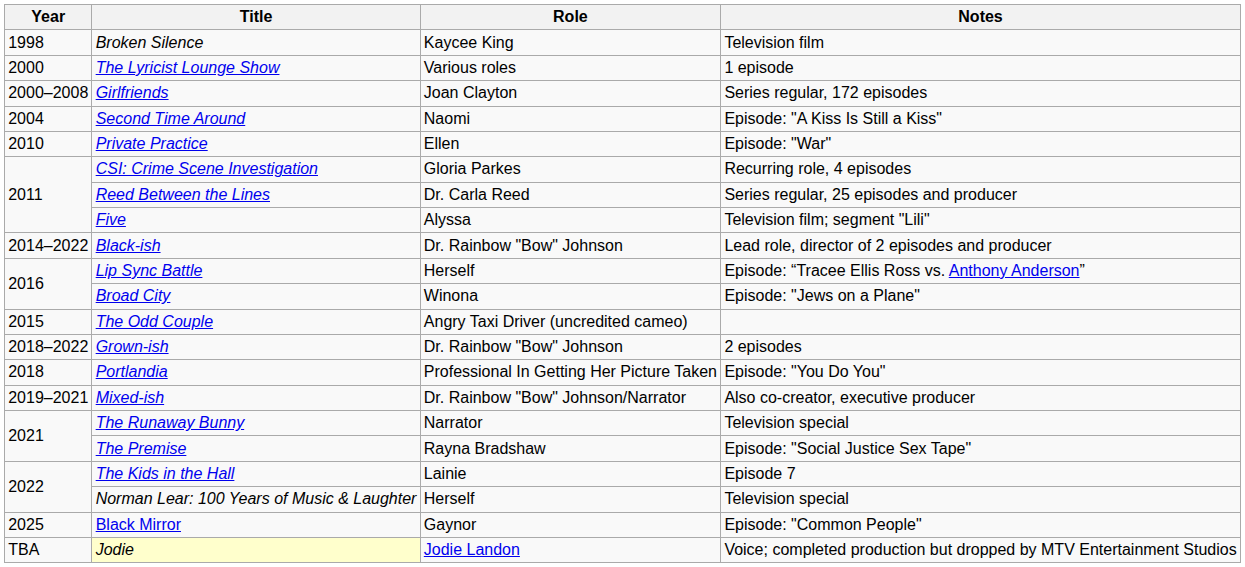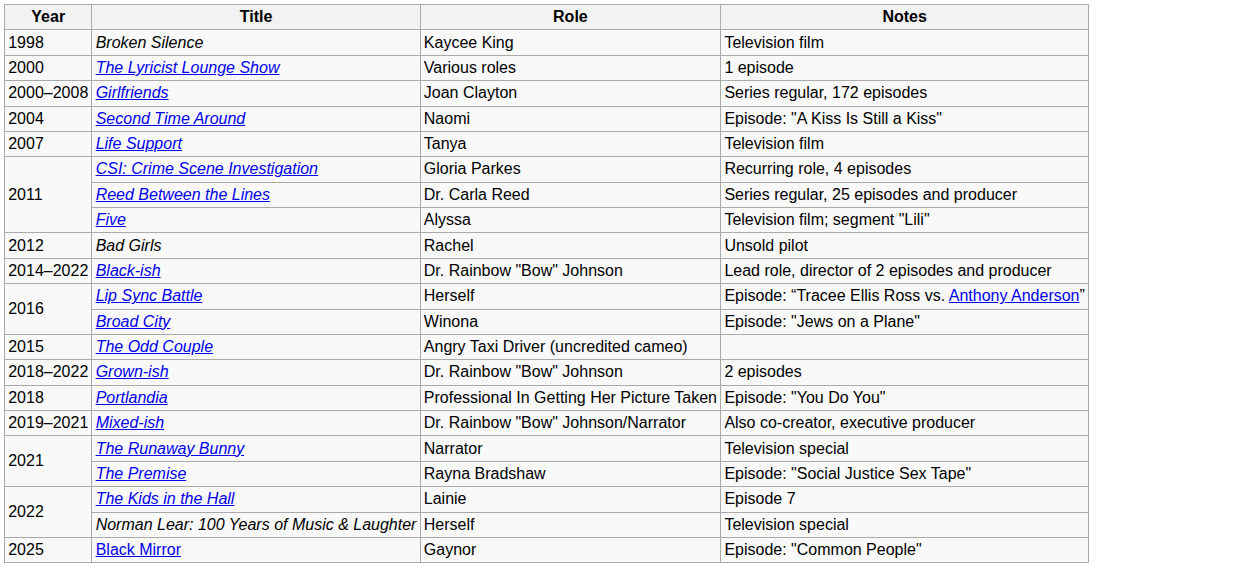+ row: (139, 144)
- row: (152, 144)
+ row: (129, 245)
- row: (115, 550)
